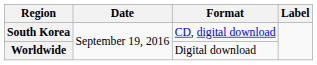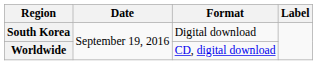(225, 32) CD, digital download -> (215, 32) Digital download
(215, 50) Digital download -> (225, 50) CD, digital download
